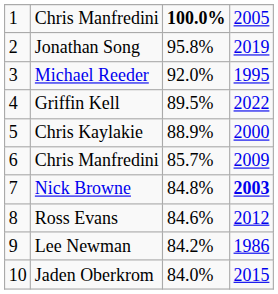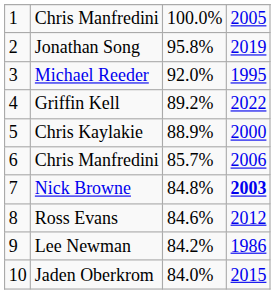(196, 18) bold -> (195, 18) normal
(190, 103) 89.5% -> (190, 103) 89.2%
(251, 160) 2009 -> (248, 160) 2006
